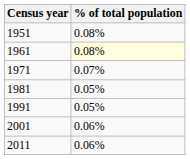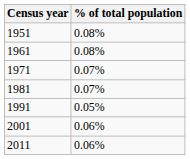(89, 51) lightyellow background -> (89, 51) no background
(89, 88) 0.05% -> (89, 88) 0.07%
